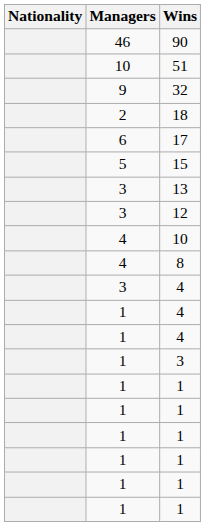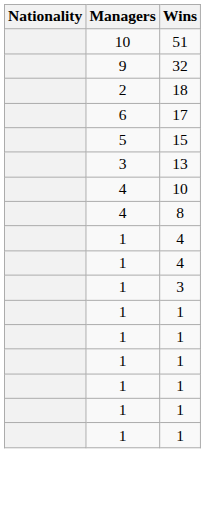- row: (123, 41)
- row: (123, 213)
- row: (123, 287)
